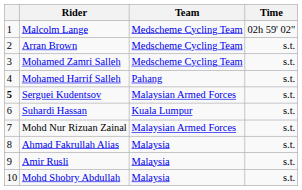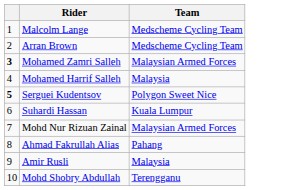- column: (271, 12)
(9, 62) normal -> (9, 62) bold
(187, 62) Medscheme Cycling Team -> (184, 62) Malaysian Armed Forces
(147, 78) Pahang -> (151, 78) Malaysia
(184, 95) Malaysian Armed Forces -> (174, 95) Polygon Sweet Nice
(151, 144) Malaysia -> (147, 144) Pahang
(151, 177) Malaysia -> (156, 177) Terengganu
